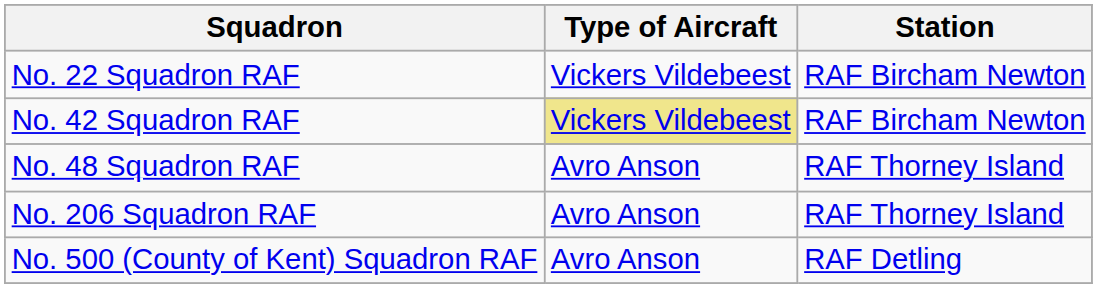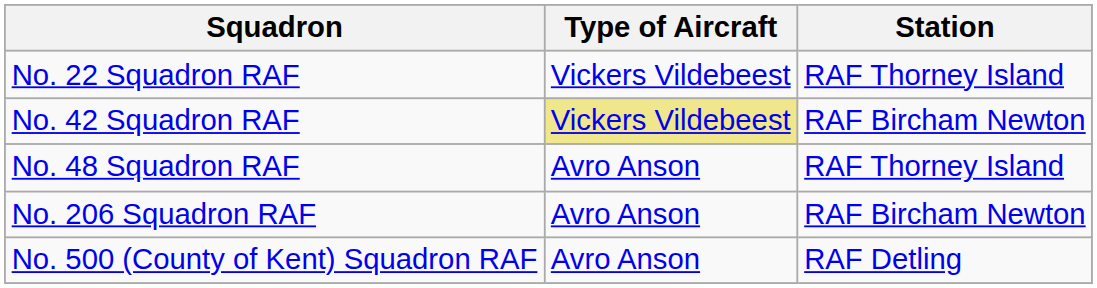(945, 74) RAF Bircham Newton -> (934, 74) RAF Thorney Island
(934, 213) RAF Thorney Island -> (945, 213) RAF Bircham Newton
